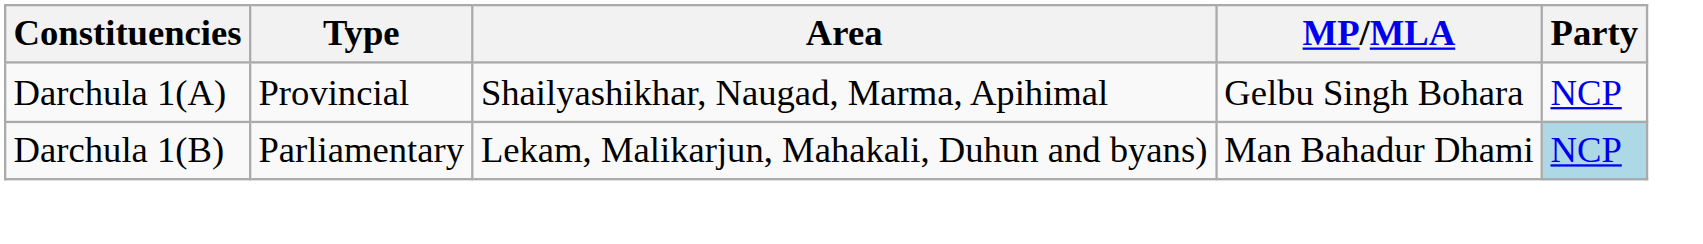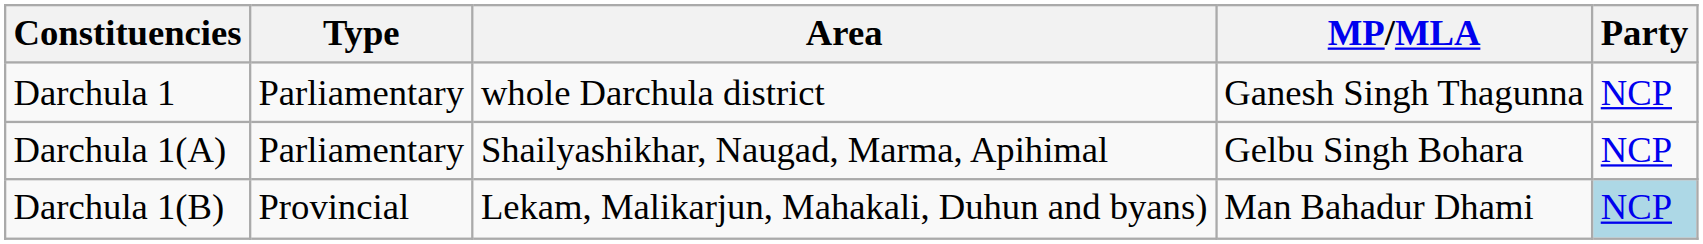+ row: (94, 91)
(334, 91) Provincial -> (361, 149) Parliamentary
(361, 149) Parliamentary -> (334, 207) Provincial
